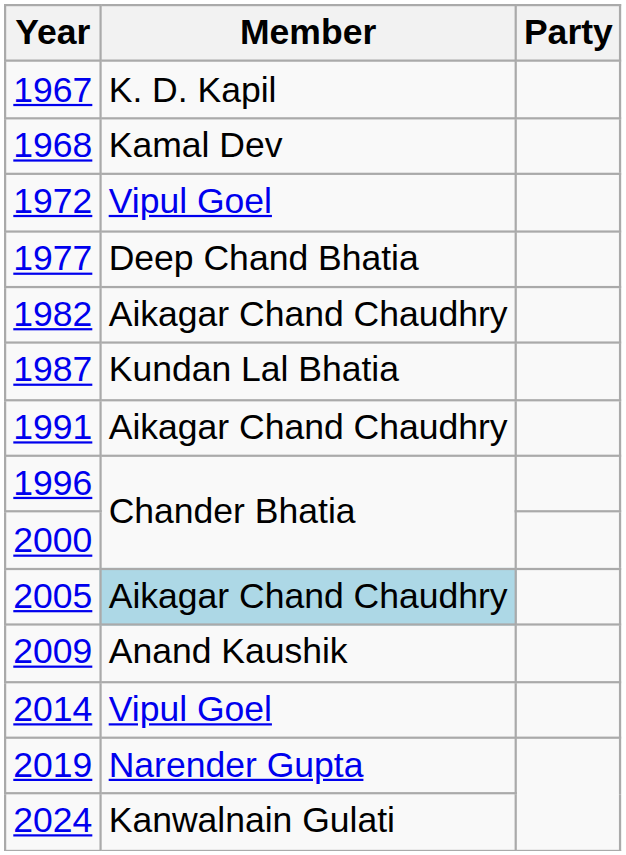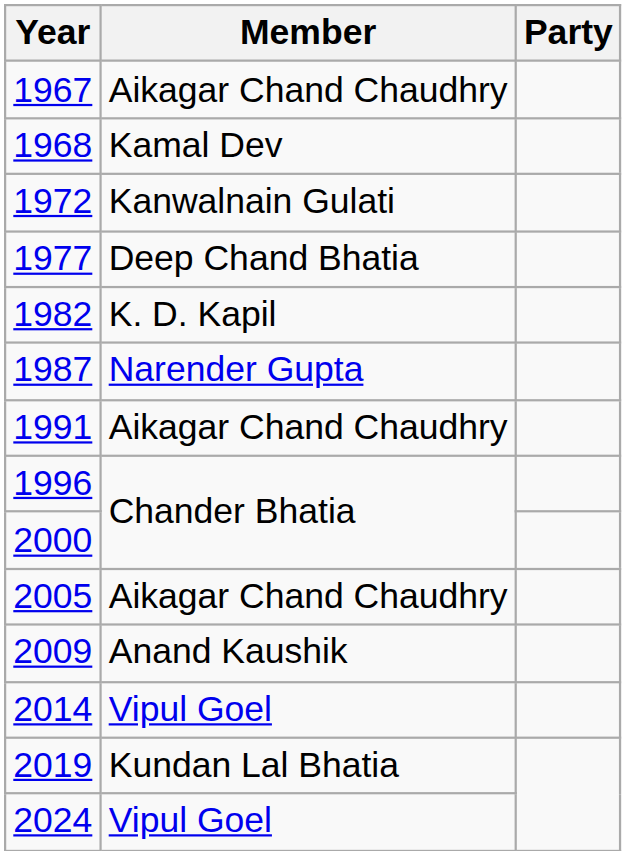(193, 88) K. D. Kapil -> (308, 88) Aikagar Chand Chaudhry
(190, 201) Vipul Goel -> (252, 201) Kanwalnain Gulati
(308, 314) Aikagar Chand Chaudhry -> (193, 314) K. D. Kapil
(254, 370) Kundan Lal Bhatia -> (236, 370) Narender Gupta
(308, 595) lightblue background -> (308, 595) no background
(236, 764) Narender Gupta -> (254, 764) Kundan Lal Bhatia
(252, 821) Kanwalnain Gulati -> (190, 821) Vipul Goel
